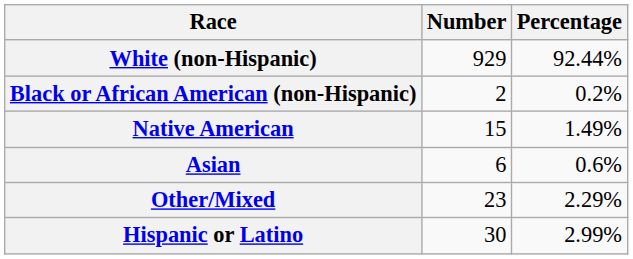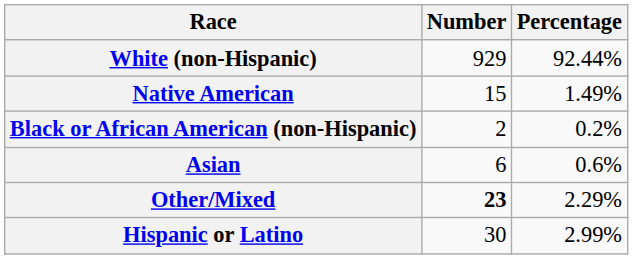rows swapped: (213, 93) <-> (213, 128)
(495, 199) normal -> (495, 199) bold
